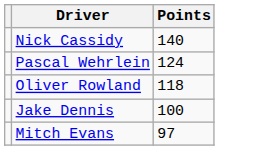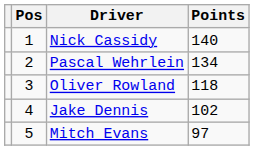+ column: (29, 16)
(171, 63) 124 -> (205, 63) 134
(171, 110) 100 -> (205, 110) 102
